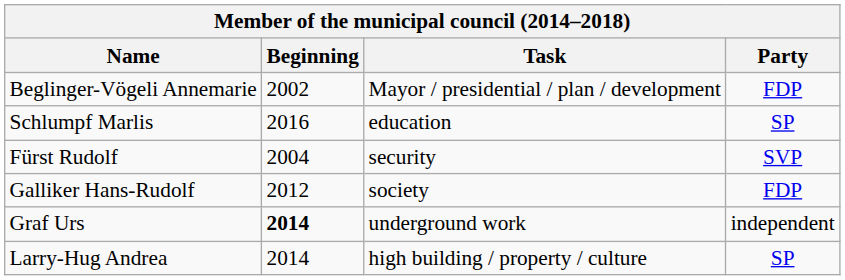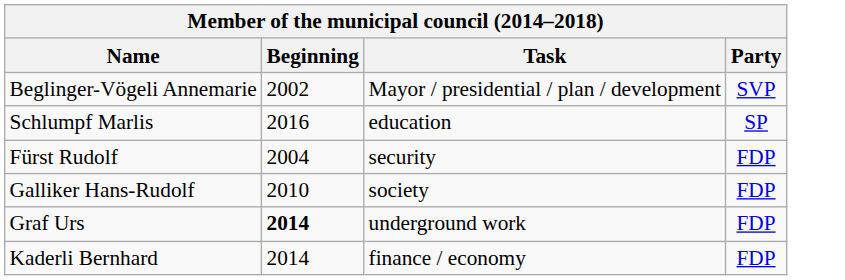(783, 88) FDP -> (756, 88) SVP
(783, 156) SVP -> (756, 156) FDP
(288, 190) 2012 -> (288, 190) 2010
(783, 223) independent -> (756, 223) FDP
+ row: (84, 257)
- row: (88, 257)
